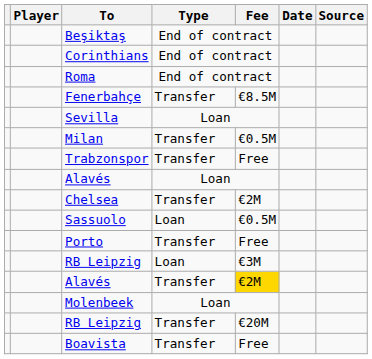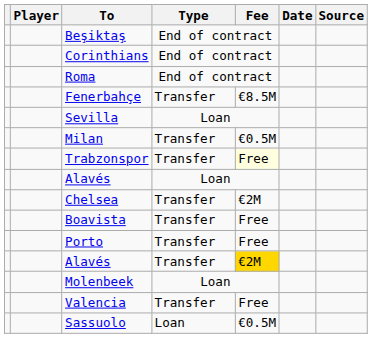(253, 159) no background -> (253, 159) lightyellow background
rows swapped: (95, 220) <-> (95, 344)
- row: (103, 261)
+ row: (95, 302)
- row: (103, 323)
